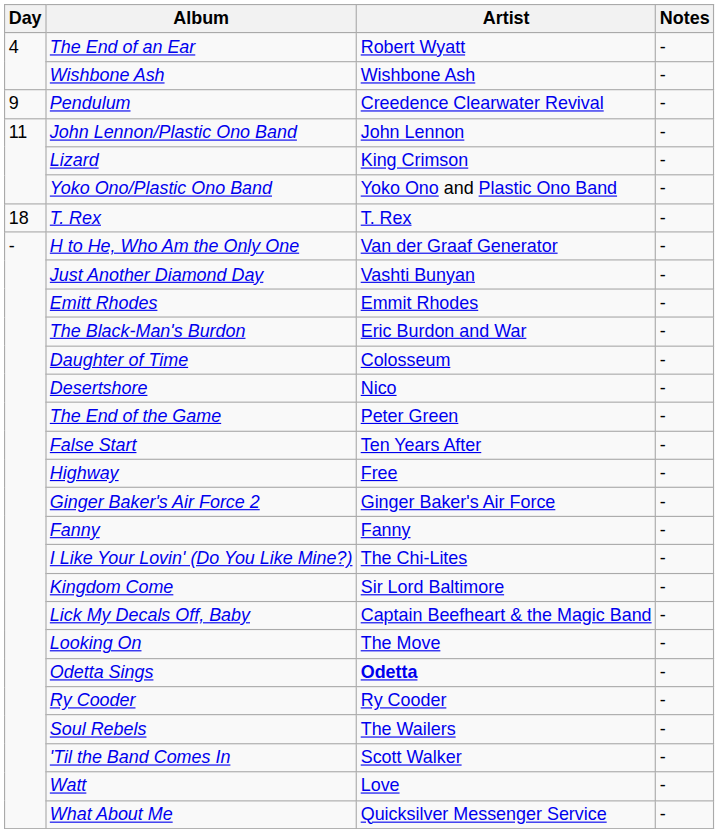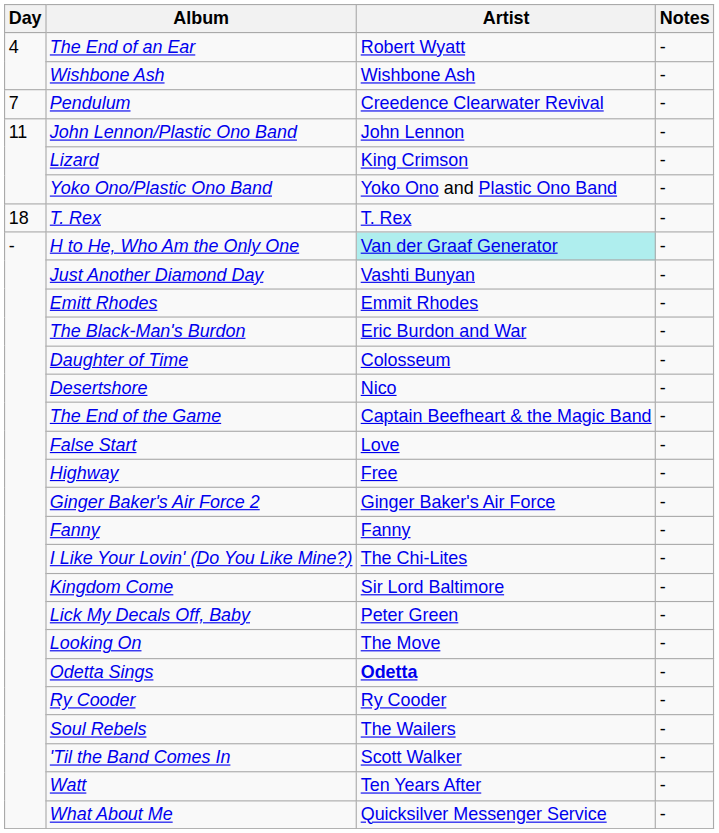(14, 103) 9 -> (14, 103) 7
(459, 246) no background -> (459, 246) paleturquoise background
(410, 416) Peter Green -> (506, 416) Captain Beefheart & the Magic Band
(421, 445) Ten Years After -> (380, 445) Love
(506, 615) Captain Beefheart & the Magic Band -> (410, 615) Peter Green
(380, 786) Love -> (421, 786) Ten Years After
